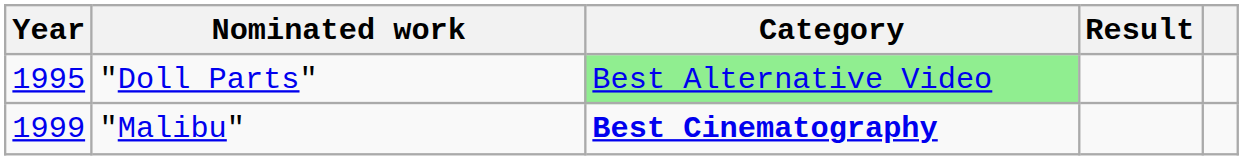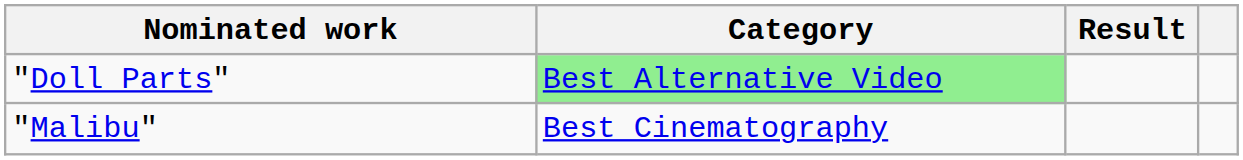- column: (49, 30)
(765, 129) bold -> (716, 129) normal
